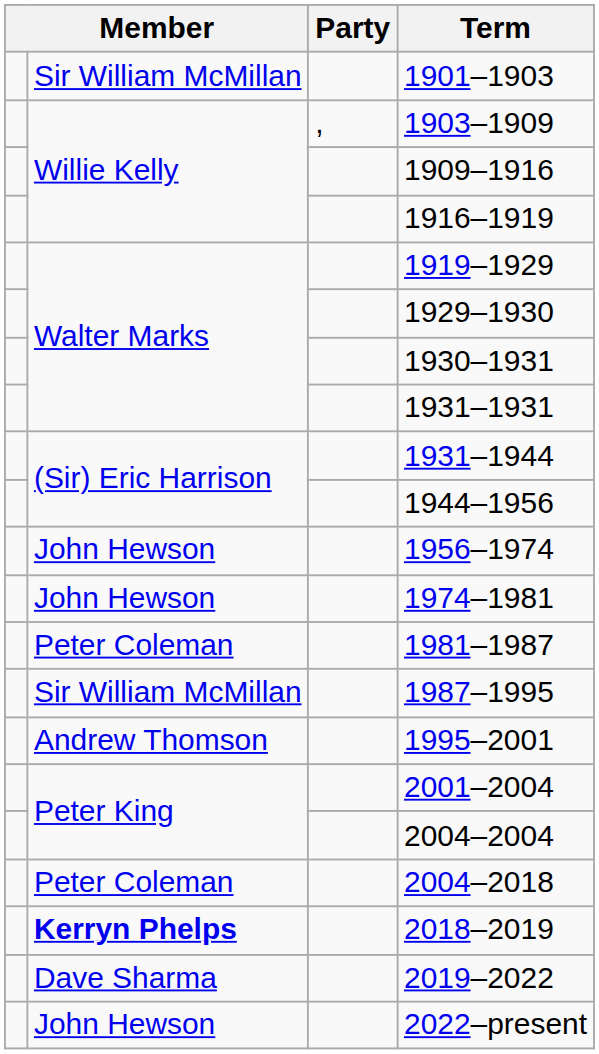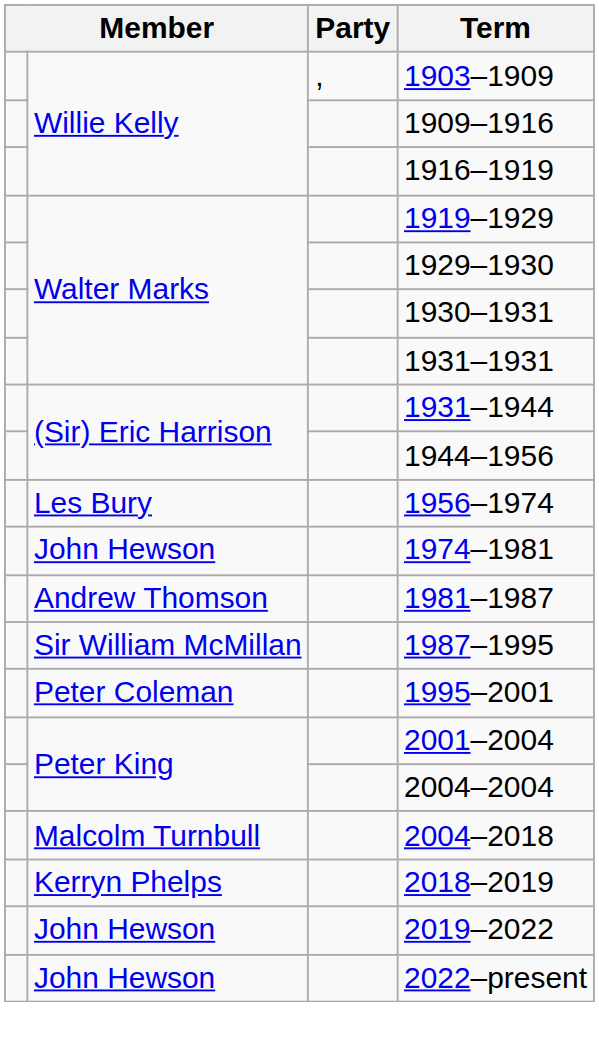- row: (479, 75)
(125, 550) John Hewson -> (93, 502) Les Bury
(134, 645) Peter Coleman -> (151, 597) Andrew Thomson
(151, 739) Andrew Thomson -> (134, 692) Peter Coleman
(134, 882) Peter Coleman -> (147, 834) Malcolm Turnbull
(135, 929) bold -> (128, 882) normal
(125, 977) Dave Sharma -> (125, 929) John Hewson
